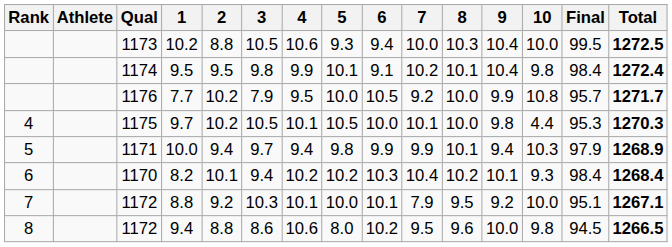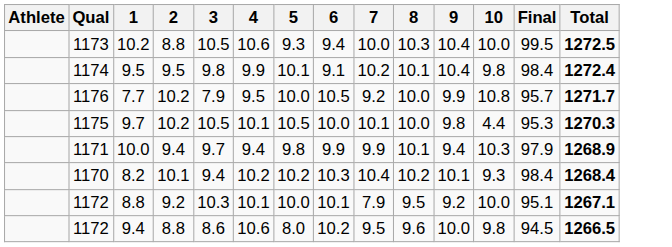- column: (29, 17)
